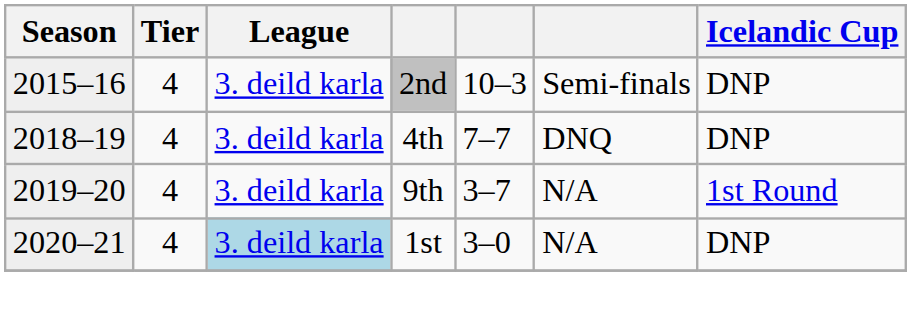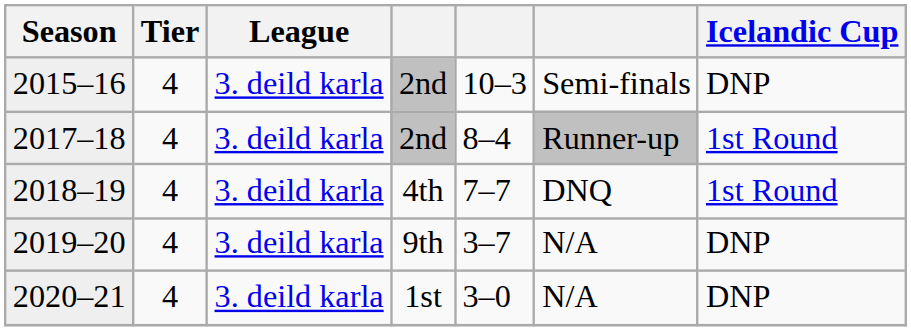+ row: (69, 137)
(738, 137) DNP -> (772, 190) 1st Round
(772, 190) 1st Round -> (738, 243) DNP
(299, 243) lightblue background -> (299, 296) no background
